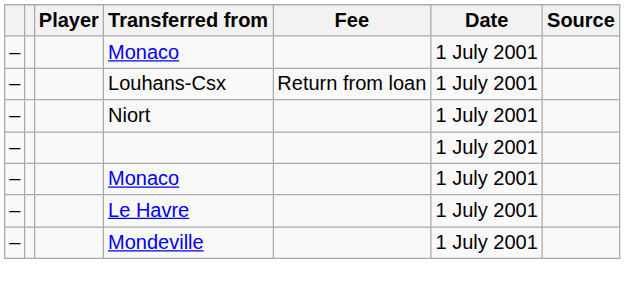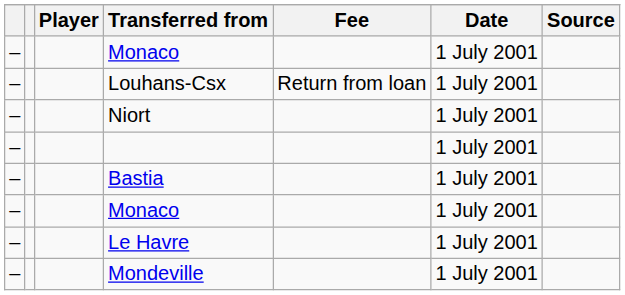+ row: (15, 178)
